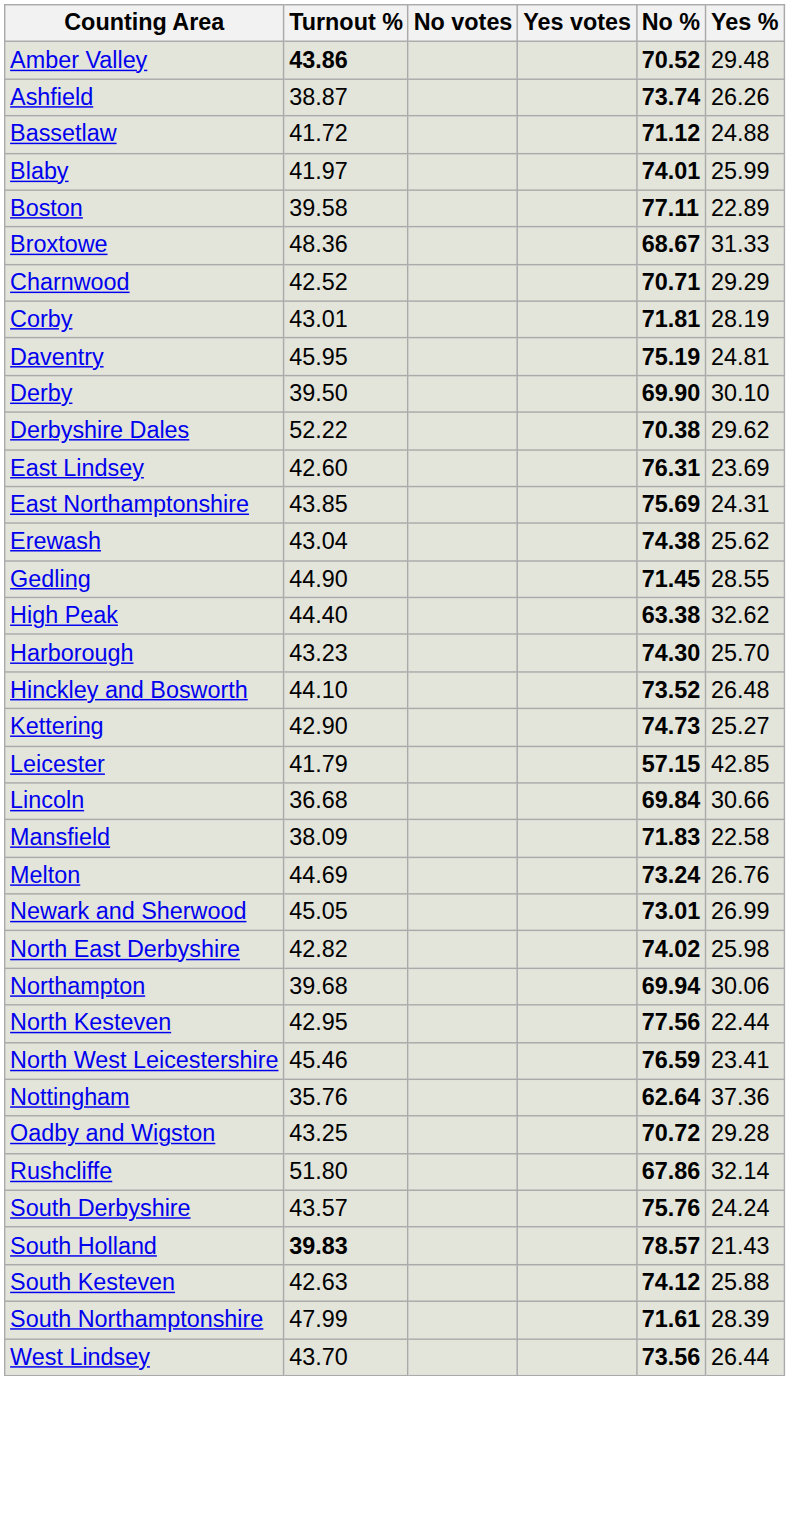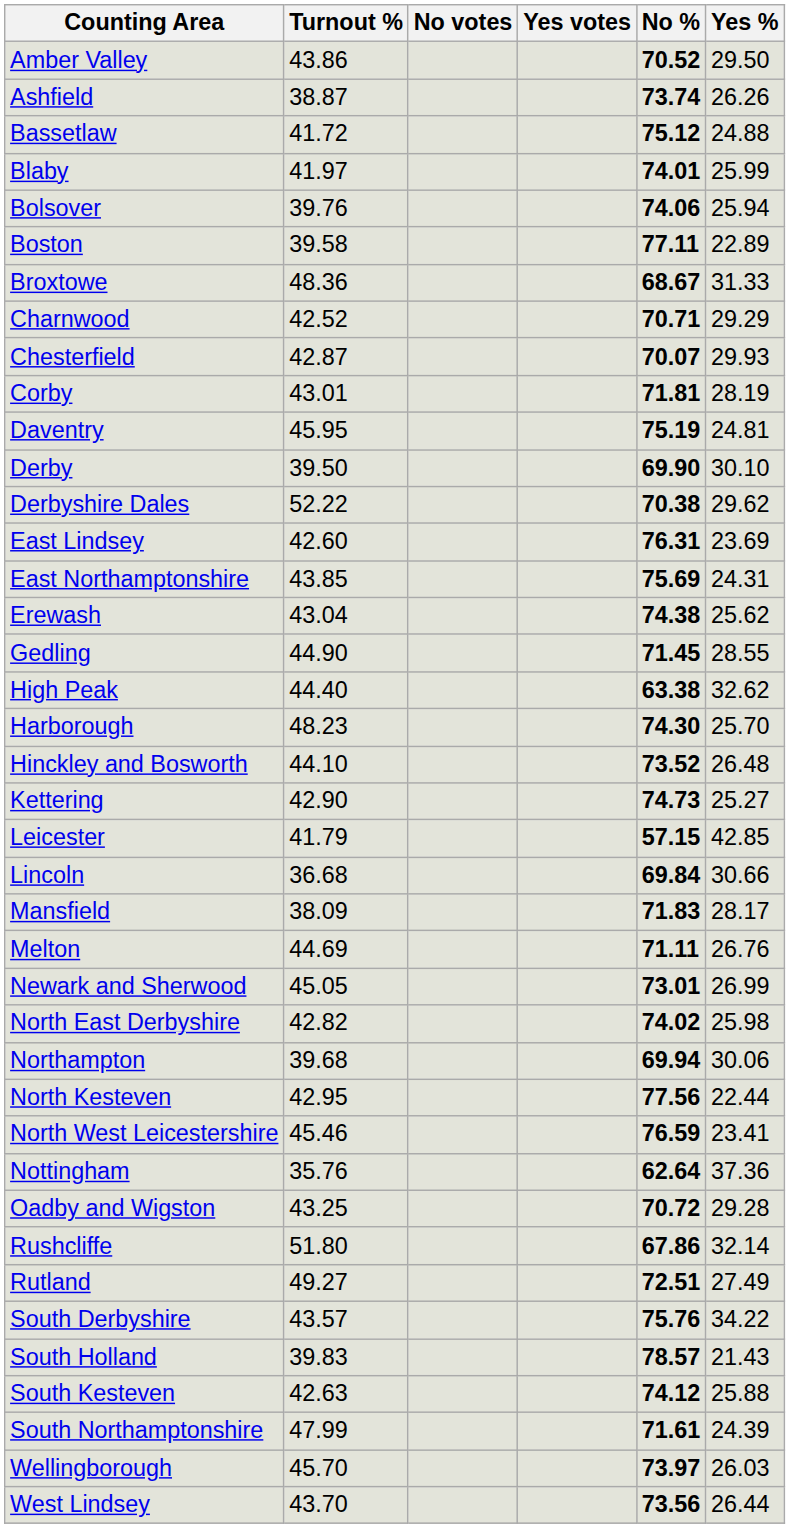(318, 60) bold -> (318, 60) normal
(740, 60) 29.48 -> (740, 60) 29.50
(671, 134) 71.12 -> (671, 134) 75.12
+ row: (56, 208)
+ row: (72, 356)
(318, 652) 43.23 -> (318, 726) 48.23
(740, 838) 22.58 -> (740, 912) 28.17
(671, 875) 73.24 -> (670, 949) 71.11
+ row: (50, 1282)
(740, 1208) 24.24 -> (740, 1319) 34.22
(318, 1245) bold -> (318, 1356) normal
(740, 1319) 28.39 -> (740, 1430) 24.39
+ row: (91, 1467)
